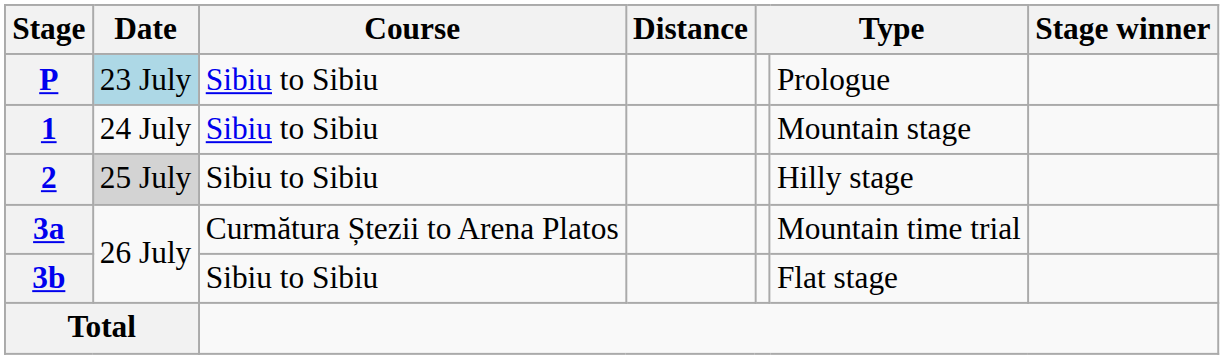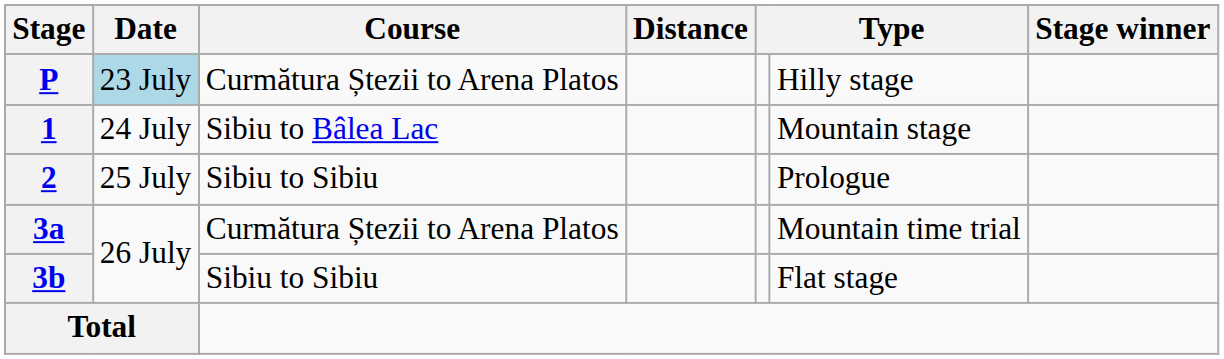(292, 79) Sibiu to Sibiu -> (412, 79) Curmătura Ștezii to Arena Platos
(834, 79) Prologue -> (845, 79) Hilly stage
(292, 128) Sibiu to Sibiu -> (322, 128) Sibiu to Bâlea Lac
(146, 178) lightgrey background -> (146, 178) no background
(845, 178) Hilly stage -> (834, 178) Prologue
